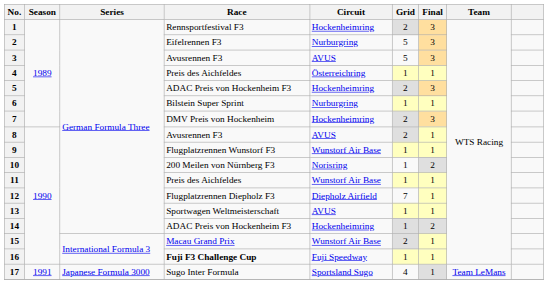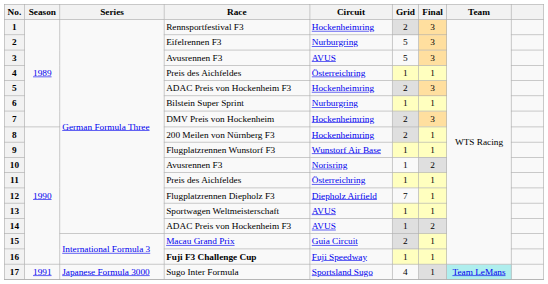(194, 134) Avusrennen F3 -> (220, 134) 200 Meilen von Nürnberg F3
(324, 134) AVUS -> (343, 134) Hockenheimring
(220, 165) 200 Meilen von Nürnberg F3 -> (194, 165) Avusrennen F3
(346, 180) Wunstorf Air Base -> (339, 180) Österreichring
(343, 226) Hockenheimring -> (324, 226) AVUS
(346, 241) Wunstorf Air Base -> (335, 241) Guia Circuit
(479, 272) no background -> (479, 272) paleturquoise background
